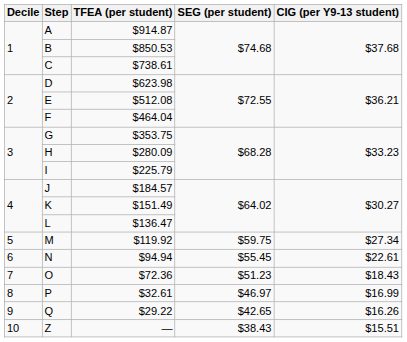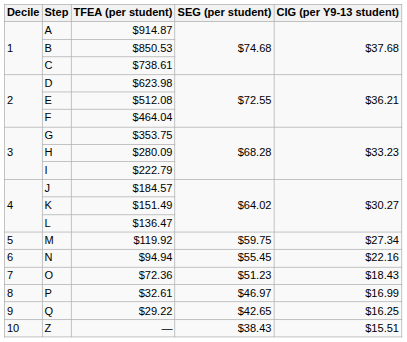(153, 170) $225.79 -> (153, 170) $222.79
(382, 258) $22.61 -> (382, 258) $22.16
(382, 310) $16.26 -> (382, 310) $16.25
